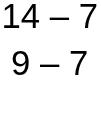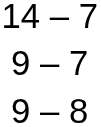+ row: (50, 111)
